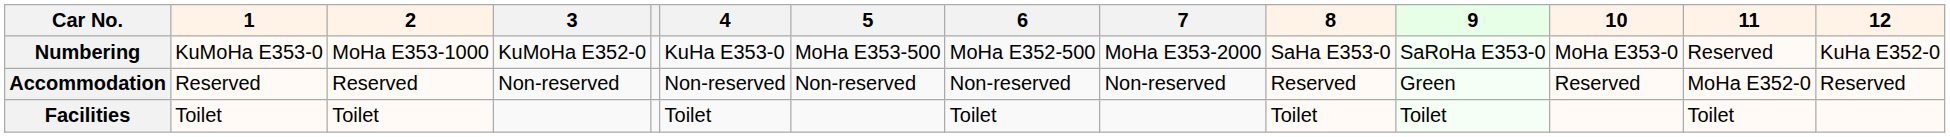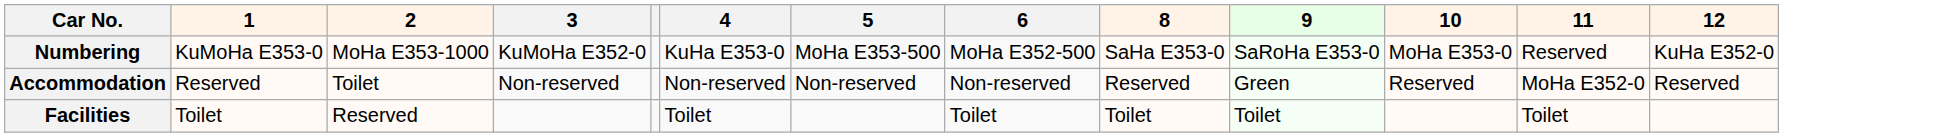- column: (1183, 20)
(375, 83) Reserved -> (356, 83) Toilet
(356, 115) Toilet -> (375, 115) Reserved
